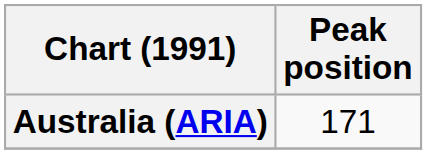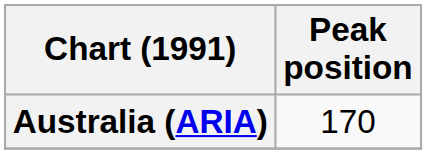(348, 121) 171 -> (348, 121) 170
